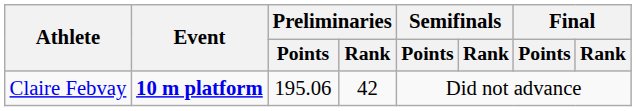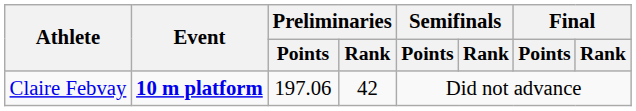(303, 88) 195.06 -> (303, 88) 197.06
